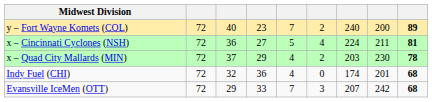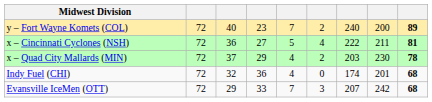(352, 43) 224 -> (352, 43) 222
